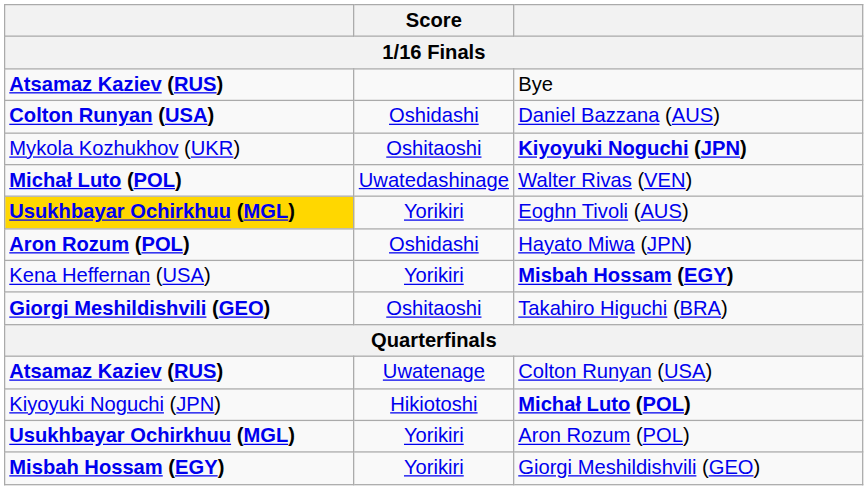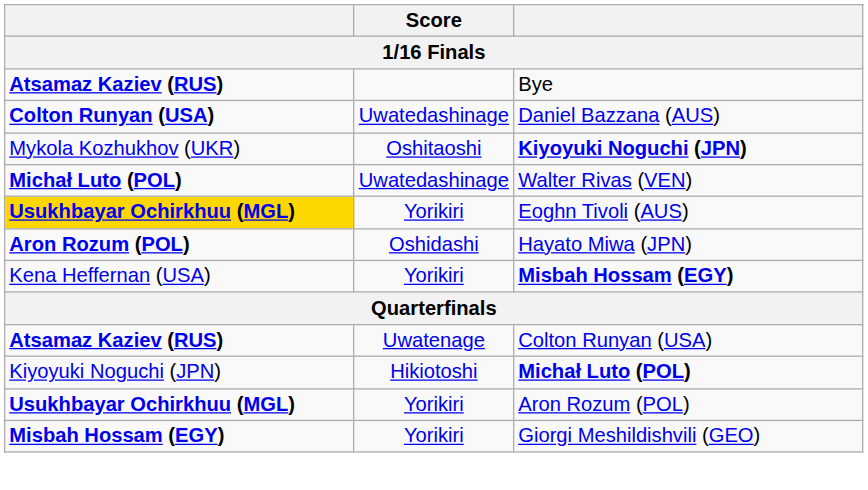(434, 116) Oshidashi -> (434, 116) Uwatedashinage
- row: (623, 308)
